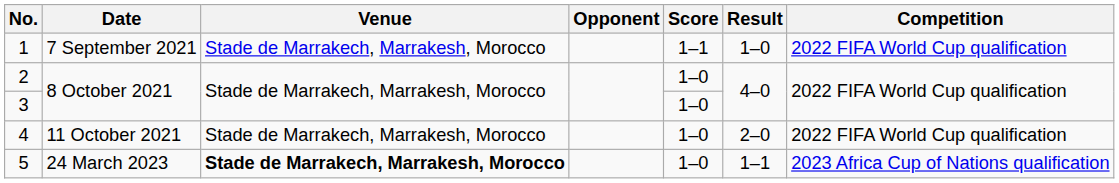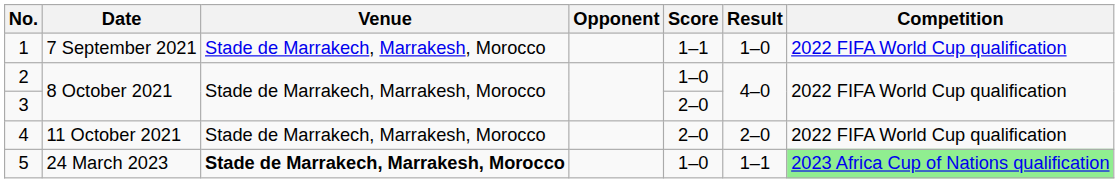(693, 105) 1–0 -> (693, 105) 2–0
(693, 134) 1–0 -> (693, 134) 2–0
(950, 163) no background -> (950, 163) lightgreen background
